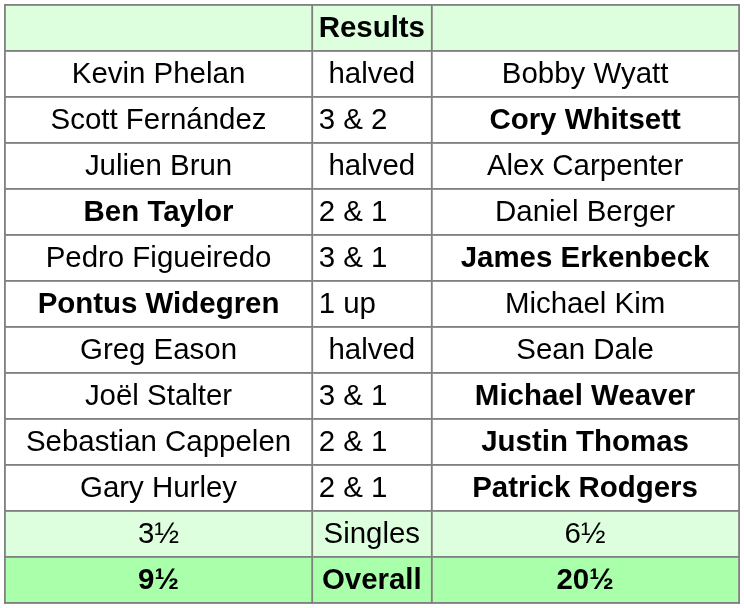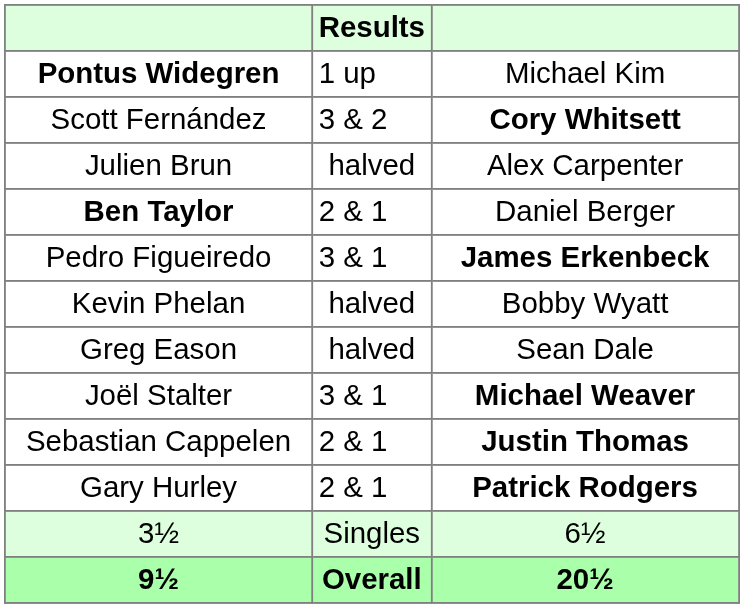rows swapped: (159, 73) <-> (159, 303)
